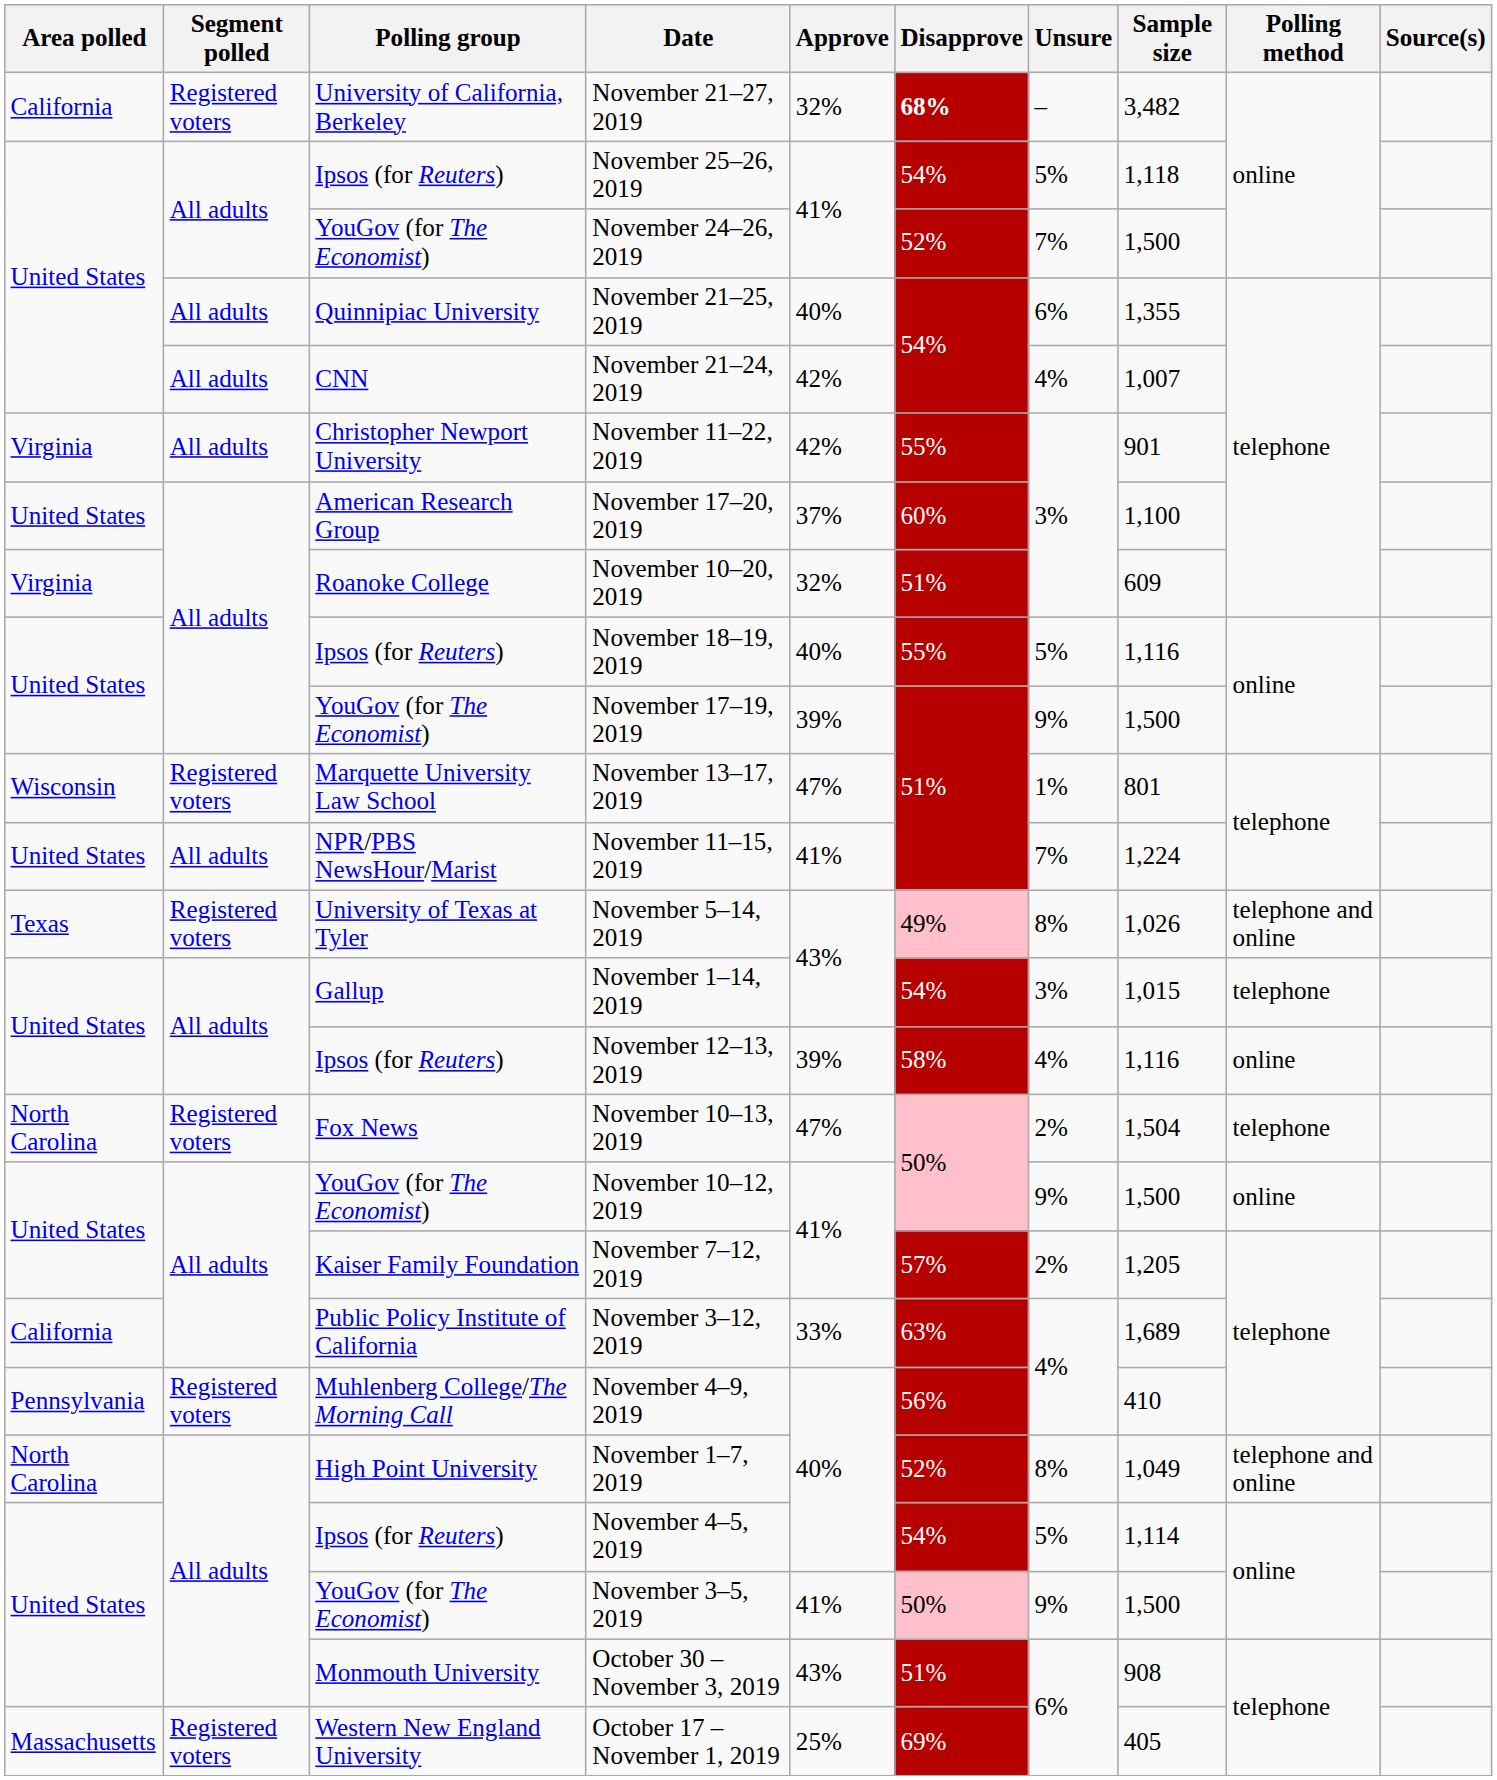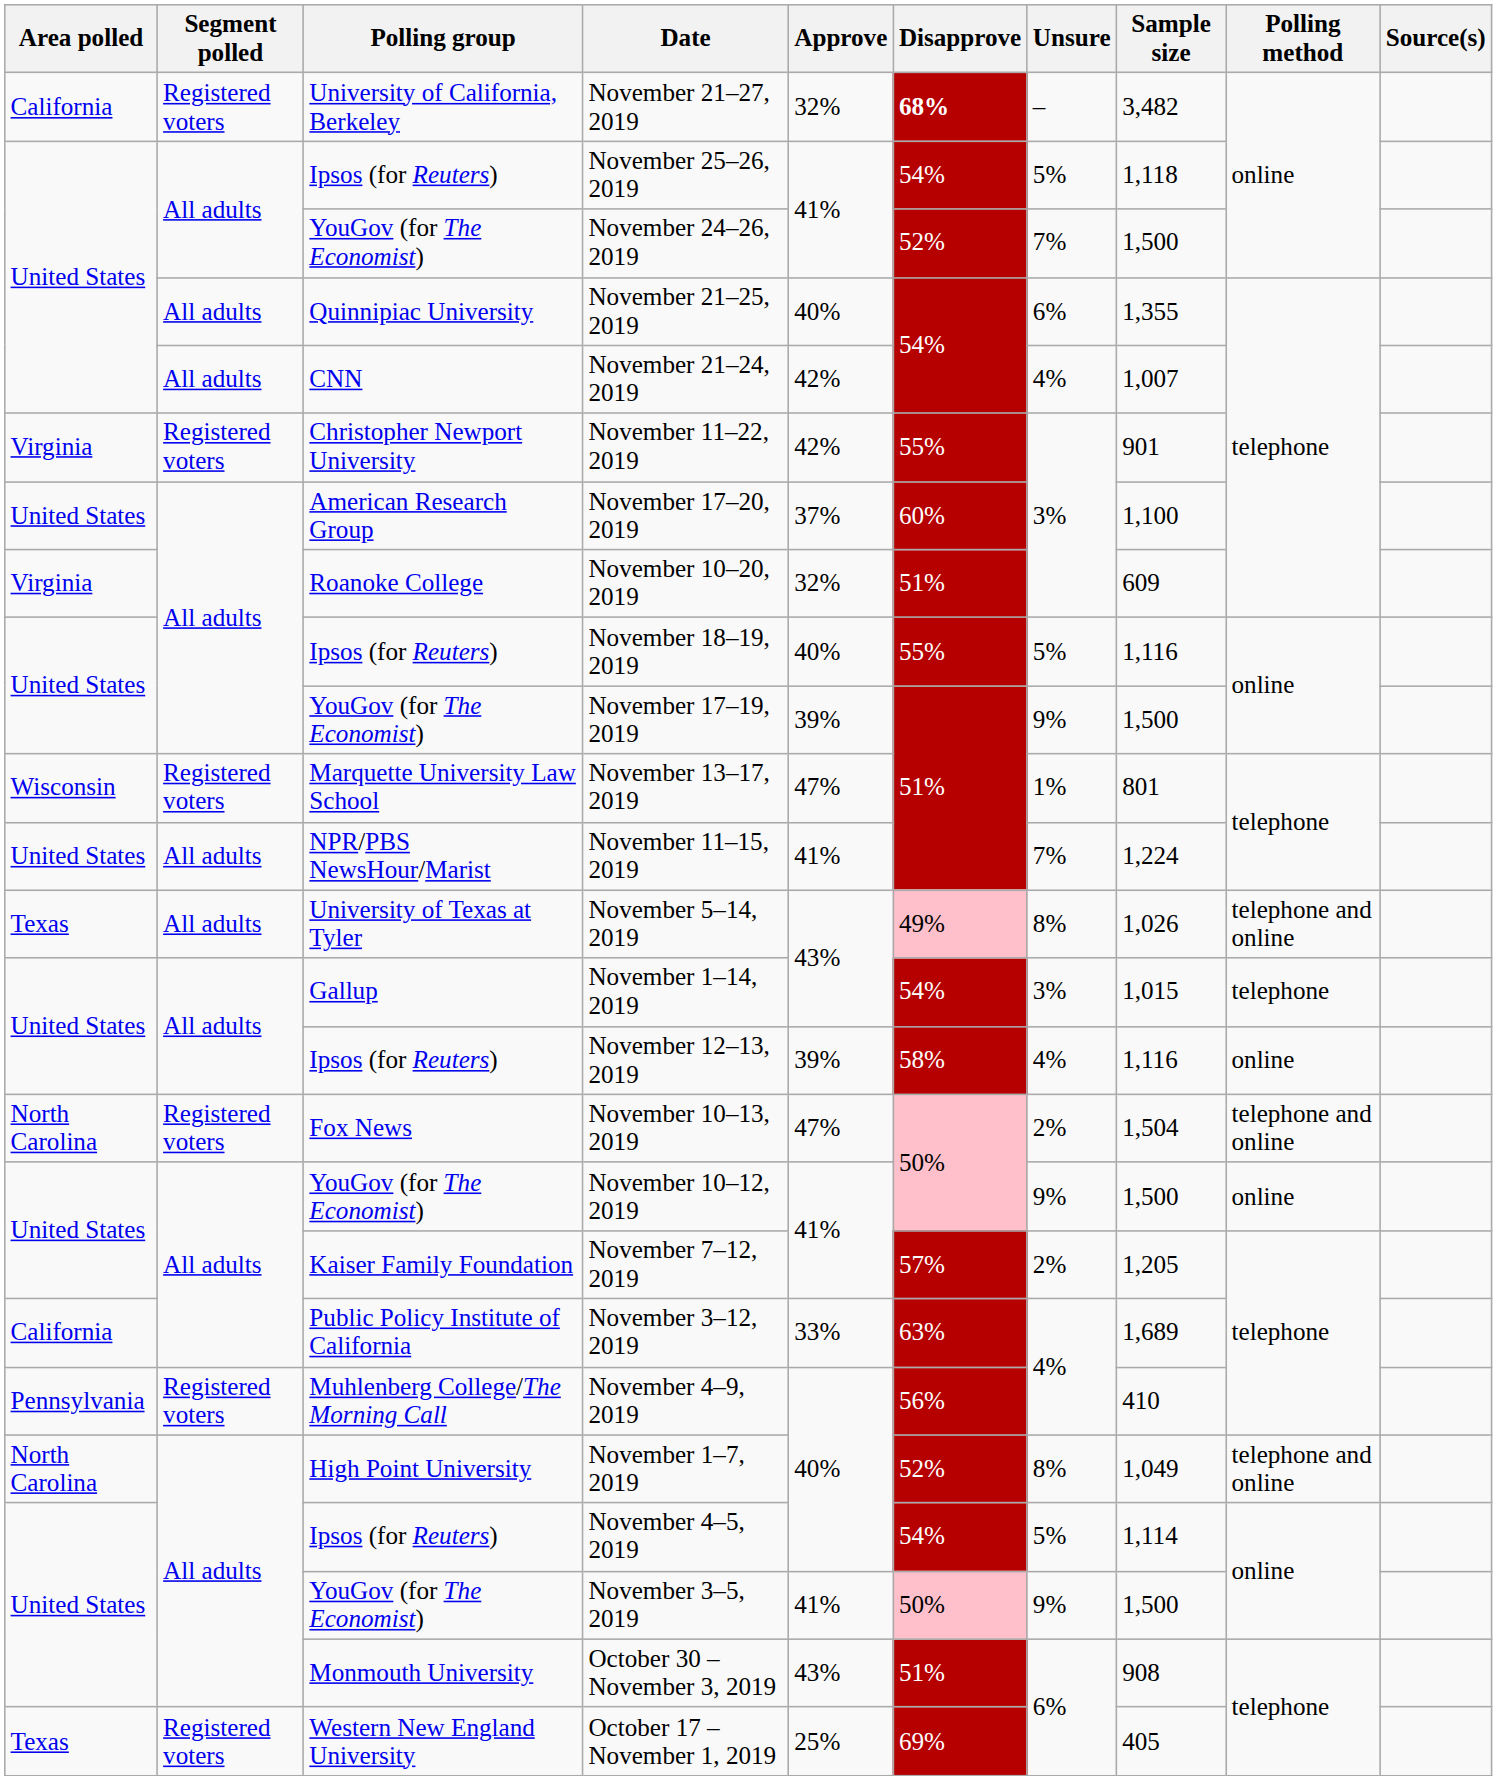(219, 447) All adults -> (217, 447) Registered voters
(223, 923) Registered voters -> (212, 923) All adults
(1281, 1128) telephone -> (1302, 1128) telephone and online
(83, 1741) Massachusetts -> (40, 1741) Texas
